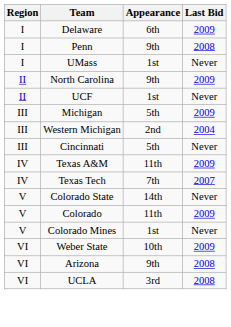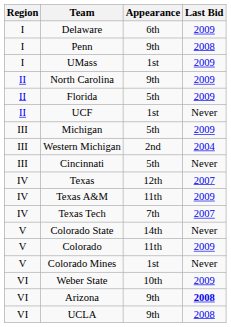(204, 63) Never -> (204, 63) 2009
+ row: (82, 96)
+ row: (82, 180)
(204, 264) normal -> (204, 297) bold
(153, 280) 3rd -> (153, 314) 9th
